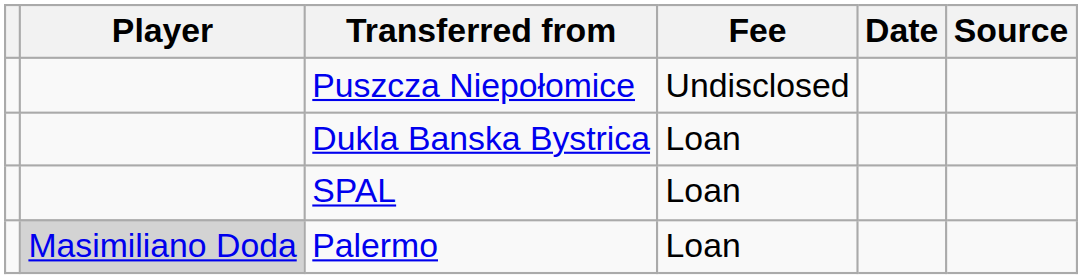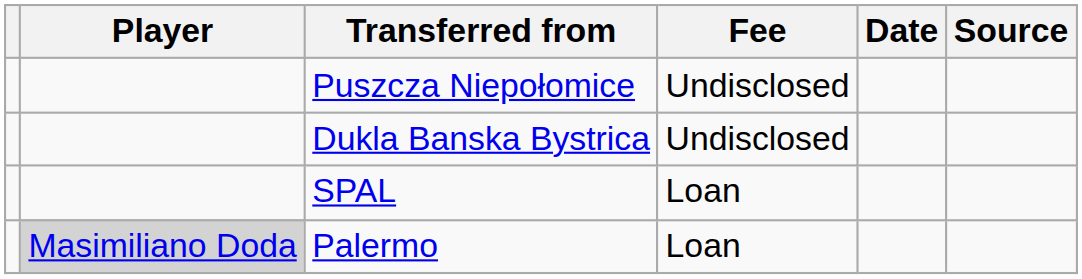(703, 138) Loan -> (758, 138) Undisclosed
